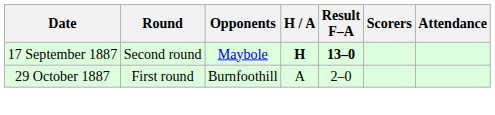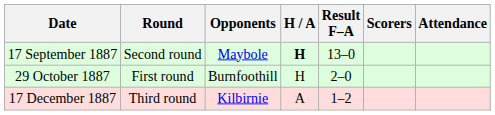(341, 53) bold -> (341, 53) normal
(300, 76) A -> (300, 76) H
+ row: (62, 98)
